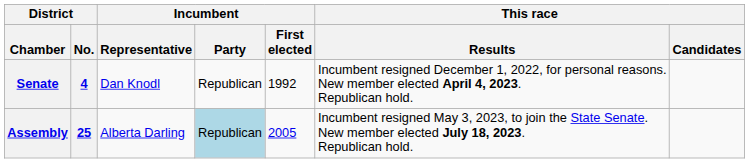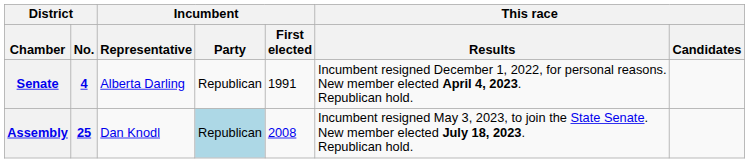(130, 84) Dan Knodl -> (143, 84) Alberta Darling
(282, 84) 1992 -> (282, 84) 1991
(143, 133) Alberta Darling -> (130, 133) Dan Knodl
(282, 133) 2005 -> (282, 133) 2008
